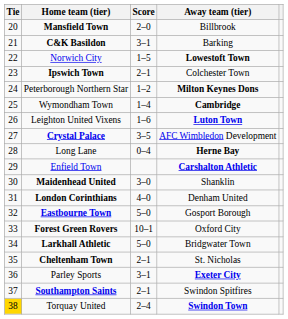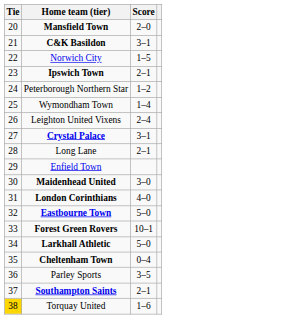- column: (218, 11)
(144, 120) 1–6 -> (144, 120) 2–4
(144, 135) 3–5 -> (144, 135) 3–1
(144, 151) 0–4 -> (144, 151) 2–1
(144, 259) 2–1 -> (144, 259) 0–4
(144, 275) 3–1 -> (144, 275) 3–5
(144, 305) 2–4 -> (144, 305) 1–6
